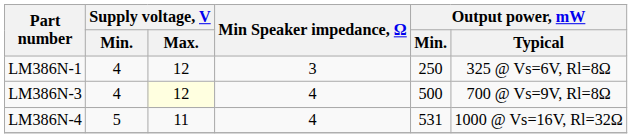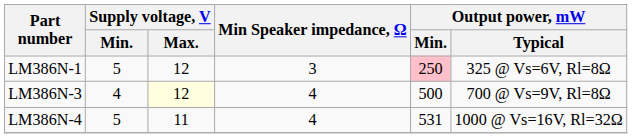(117, 68) 4 -> (117, 68) 5
(431, 68) no background -> (431, 68) pink background
